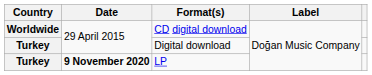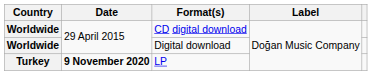(33, 45) Turkey -> (33, 45) Worldwide
